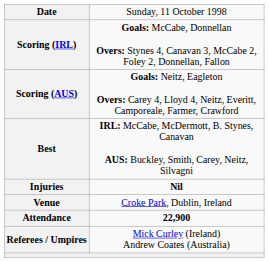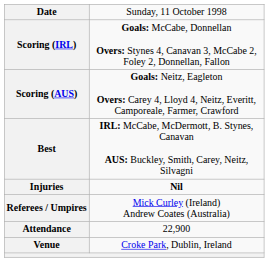rows swapped: (47, 202) <-> (47, 239)
(176, 218) bold -> (176, 229) normal
